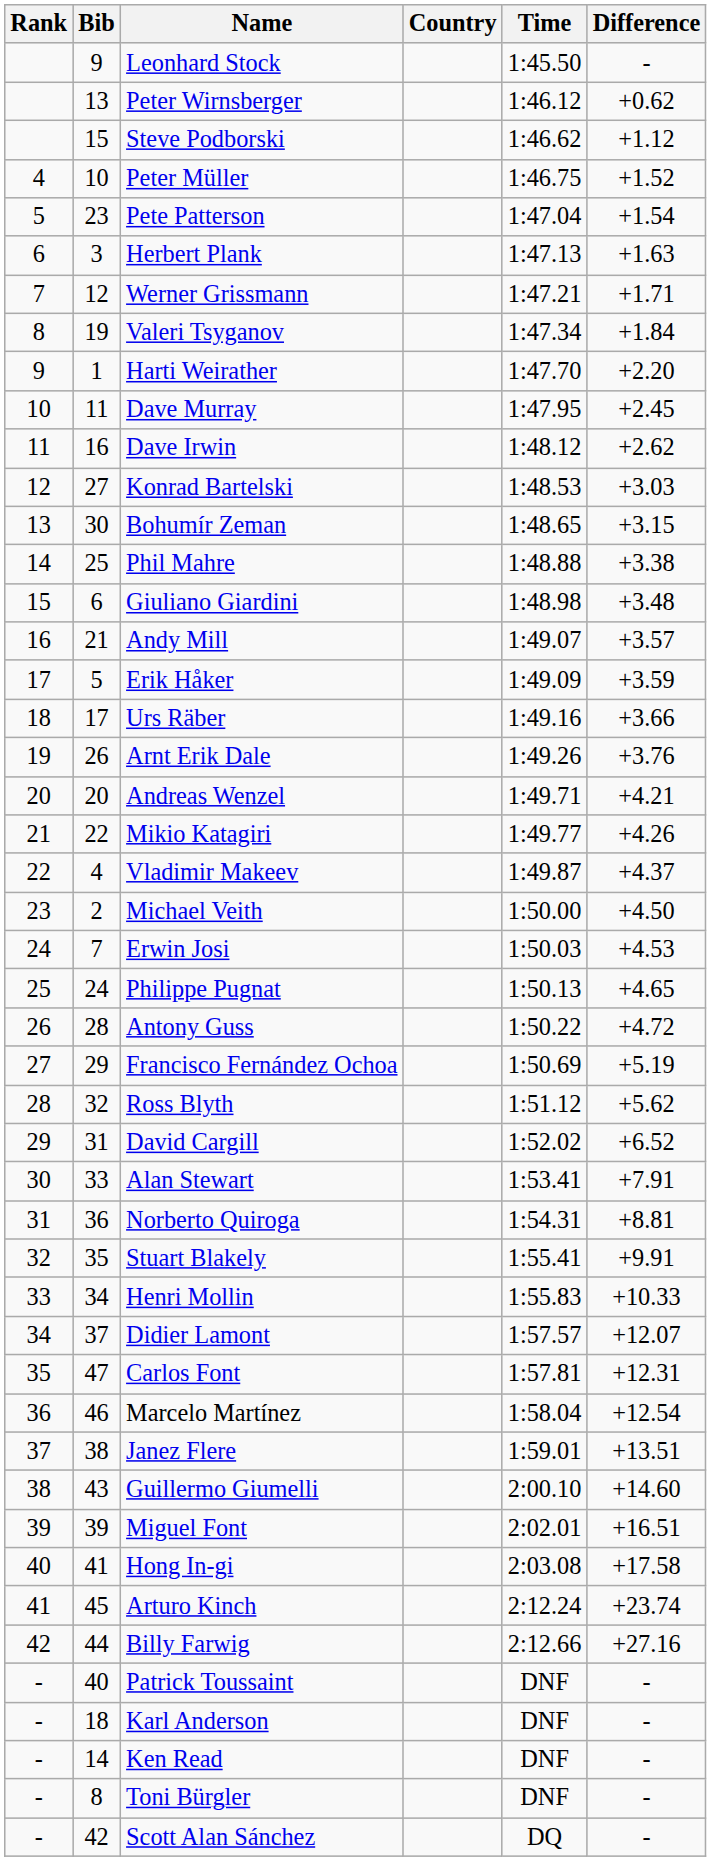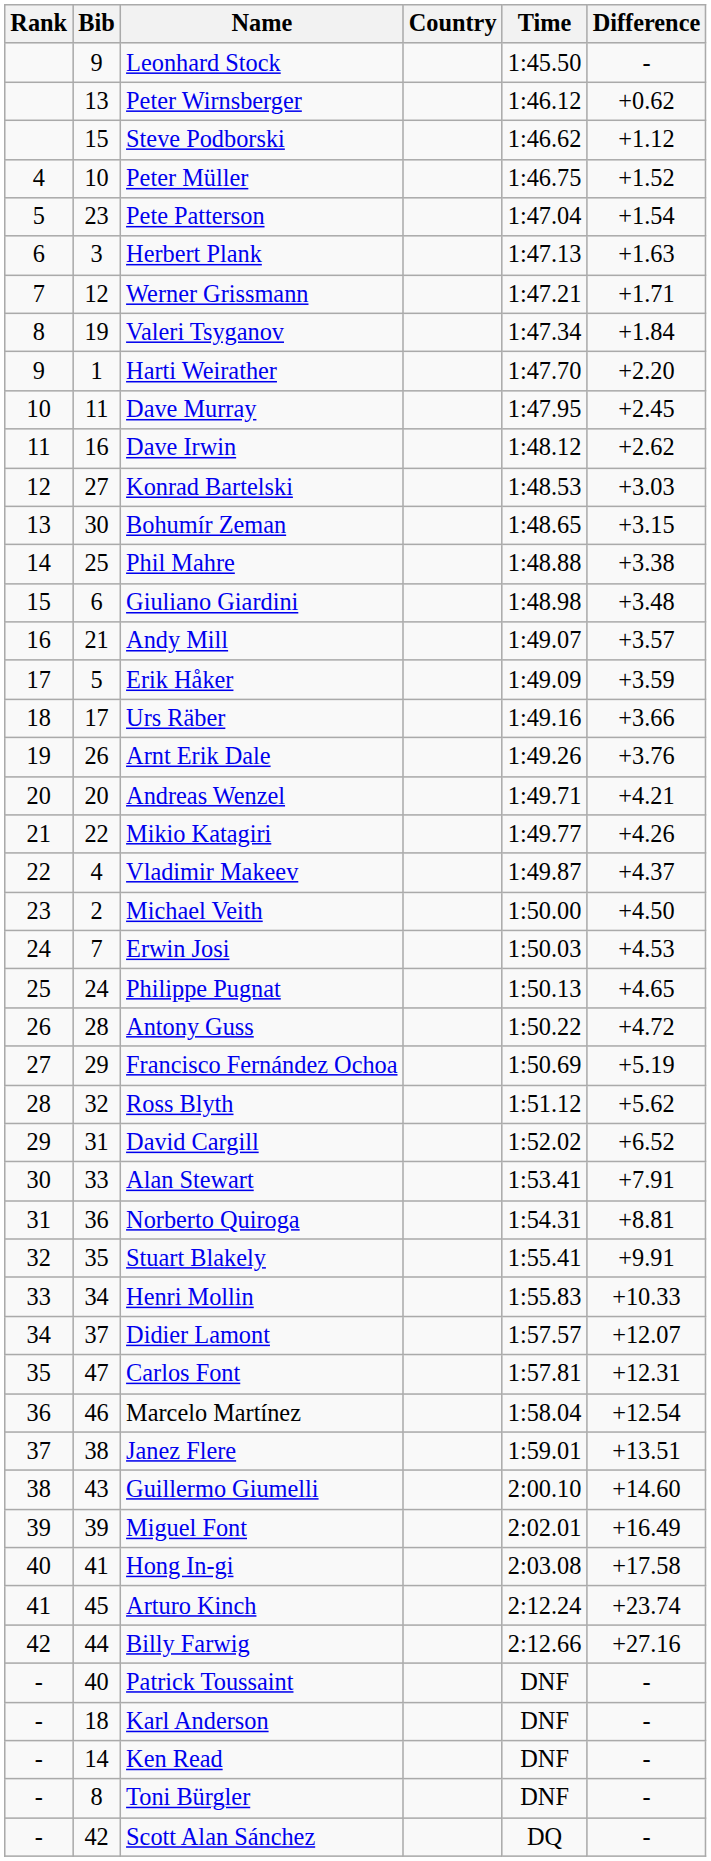(646, 1528) +16.51 -> (646, 1528) +16.49
